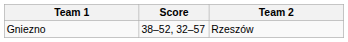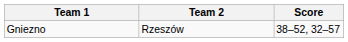columns swapped: (276, 12) <-> (174, 12)
